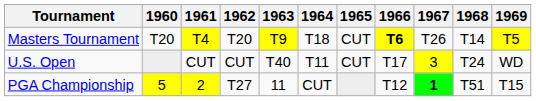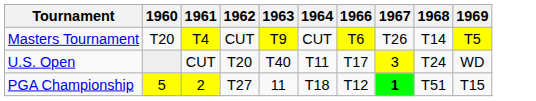- column: (356, 16)
(239, 39) T20 -> (239, 39) CUT
(317, 39) T18 -> (317, 39) CUT
(395, 39) bold -> (356, 39) normal
(239, 62) CUT -> (239, 62) T20
(317, 85) CUT -> (317, 85) T18
